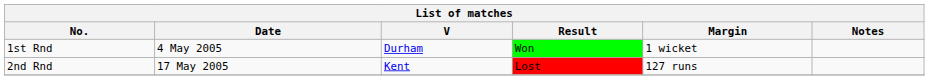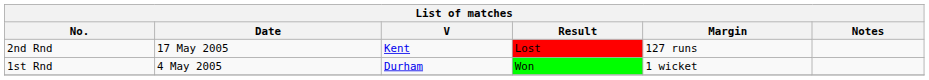rows swapped: (30, 48) <-> (30, 66)
